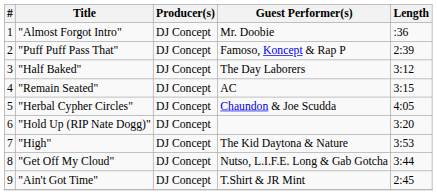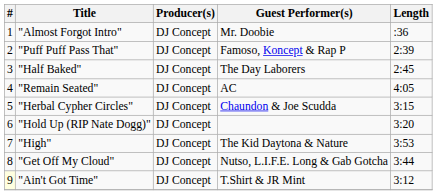(404, 69) 3:12 -> (404, 69) 2:45
(404, 87) 3:15 -> (404, 87) 4:05
(404, 106) 4:05 -> (404, 106) 3:15
(10, 180) no background -> (10, 180) lightyellow background
(404, 180) 2:45 -> (404, 180) 3:12
